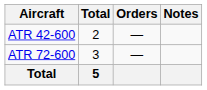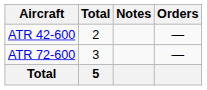columns swapped: (137, 14) <-> (181, 14)
